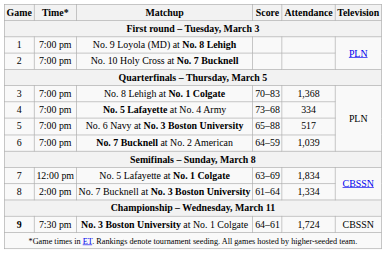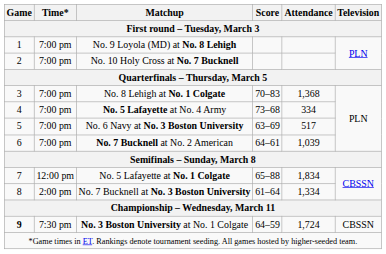(267, 126) 65–88 -> (267, 126) 63–69
(267, 143) 64–59 -> (267, 143) 64–61
(267, 175) 63–69 -> (267, 175) 65–88
(267, 224) 64–61 -> (267, 224) 64–59
